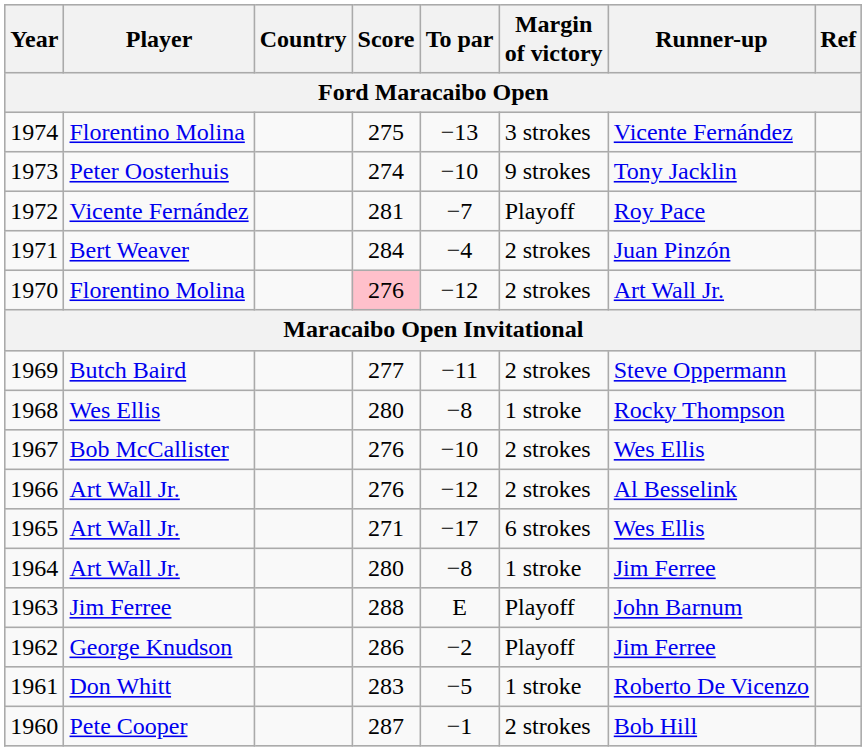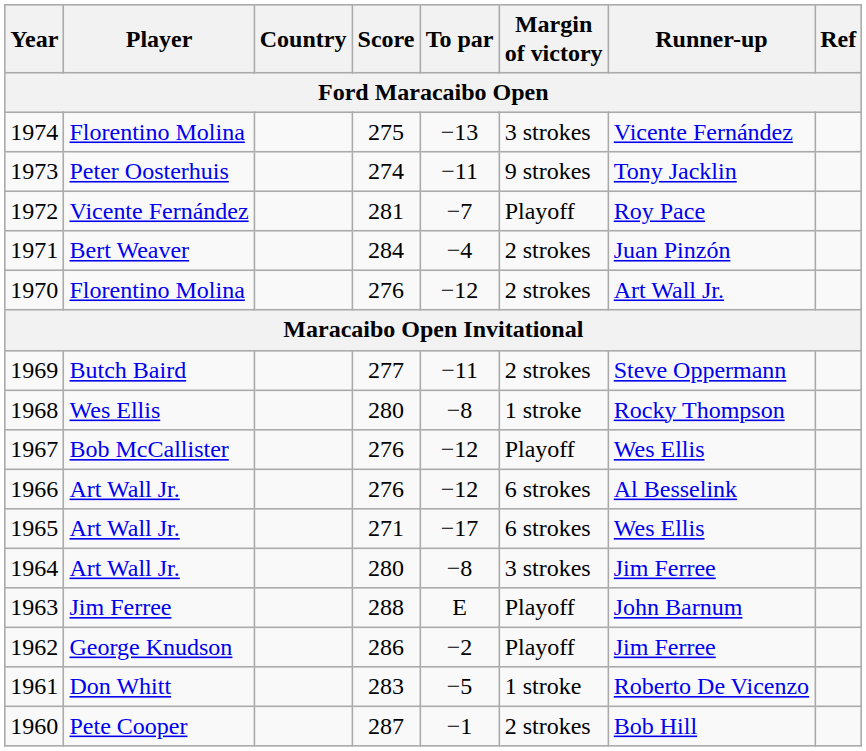(460, 171) −10 -> (460, 171) −11
(386, 290) pink background -> (386, 290) no background
(460, 448) −10 -> (460, 448) −12
(548, 448) 2 strokes -> (540, 448) Playoff
(548, 488) 2 strokes -> (548, 488) 6 strokes
(543, 567) 1 stroke -> (548, 567) 3 strokes
